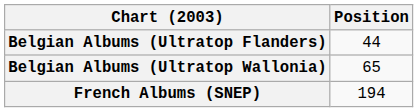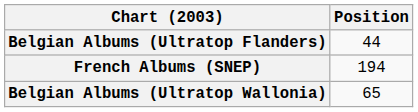rows swapped: (167, 68) <-> (167, 94)
